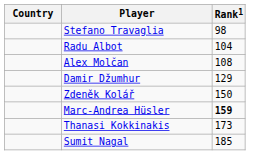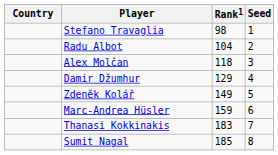+ column: (259, 14)
(224, 62) 108 -> (224, 62) 118
(224, 94) 150 -> (224, 94) 149
(224, 110) bold -> (224, 110) normal
(224, 126) 173 -> (224, 126) 183
